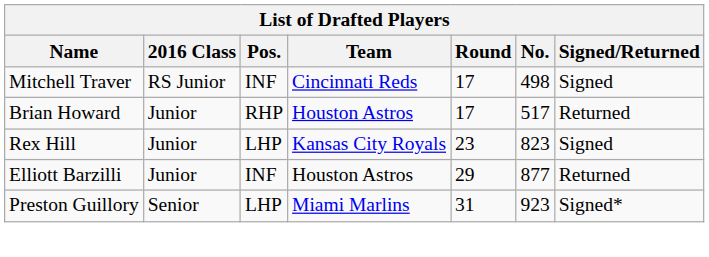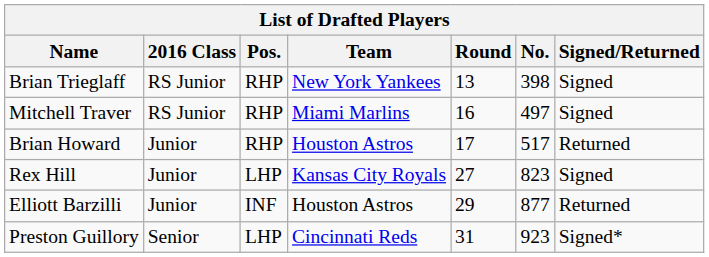+ row: (67, 81)
(261, 81) INF -> (264, 112) RHP
(355, 81) Cincinnati Reds -> (351, 112) Miami Marlins
(465, 81) 17 -> (465, 112) 16
(535, 81) 498 -> (535, 112) 497
(465, 143) 23 -> (465, 174) 27
(351, 205) Miami Marlins -> (355, 236) Cincinnati Reds
